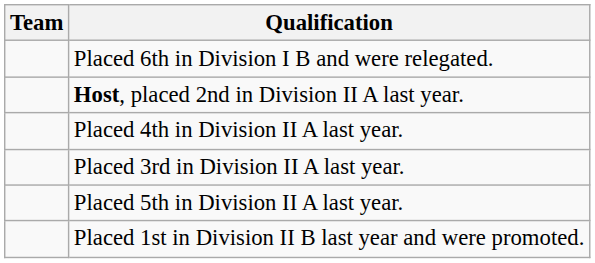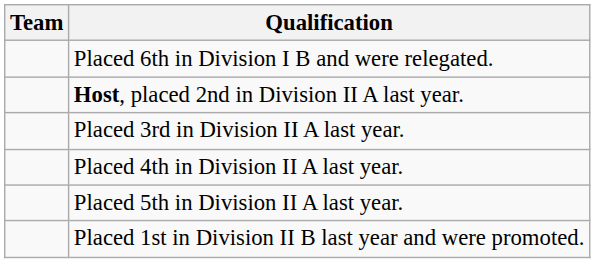rows swapped: (239, 166) <-> (239, 130)
